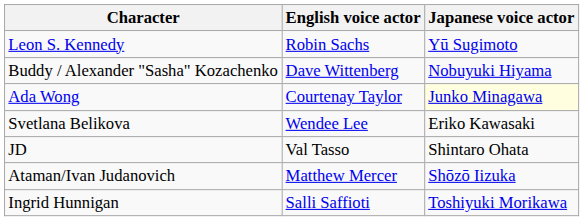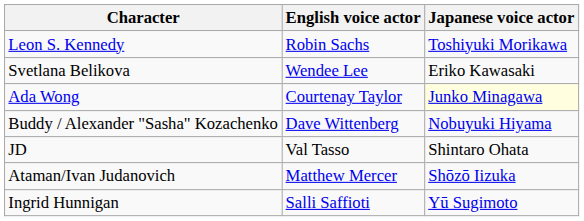(473, 44) Yū Sugimoto -> (498, 44) Toshiyuki Morikawa
rows swapped: (143, 70) <-> (69, 123)
(498, 202) Toshiyuki Morikawa -> (473, 202) Yū Sugimoto
